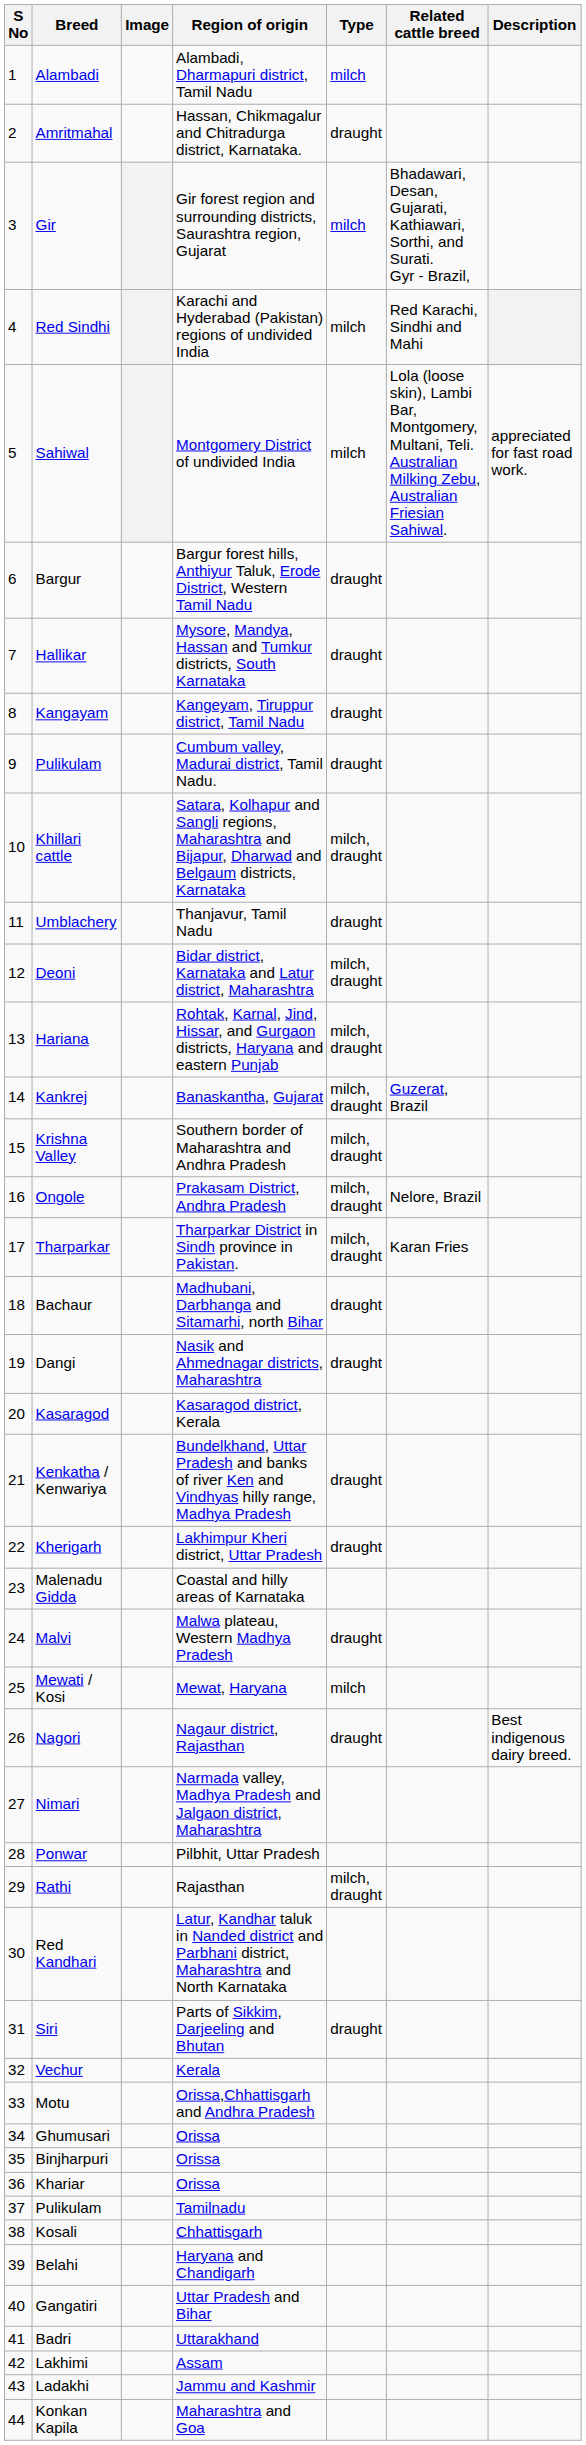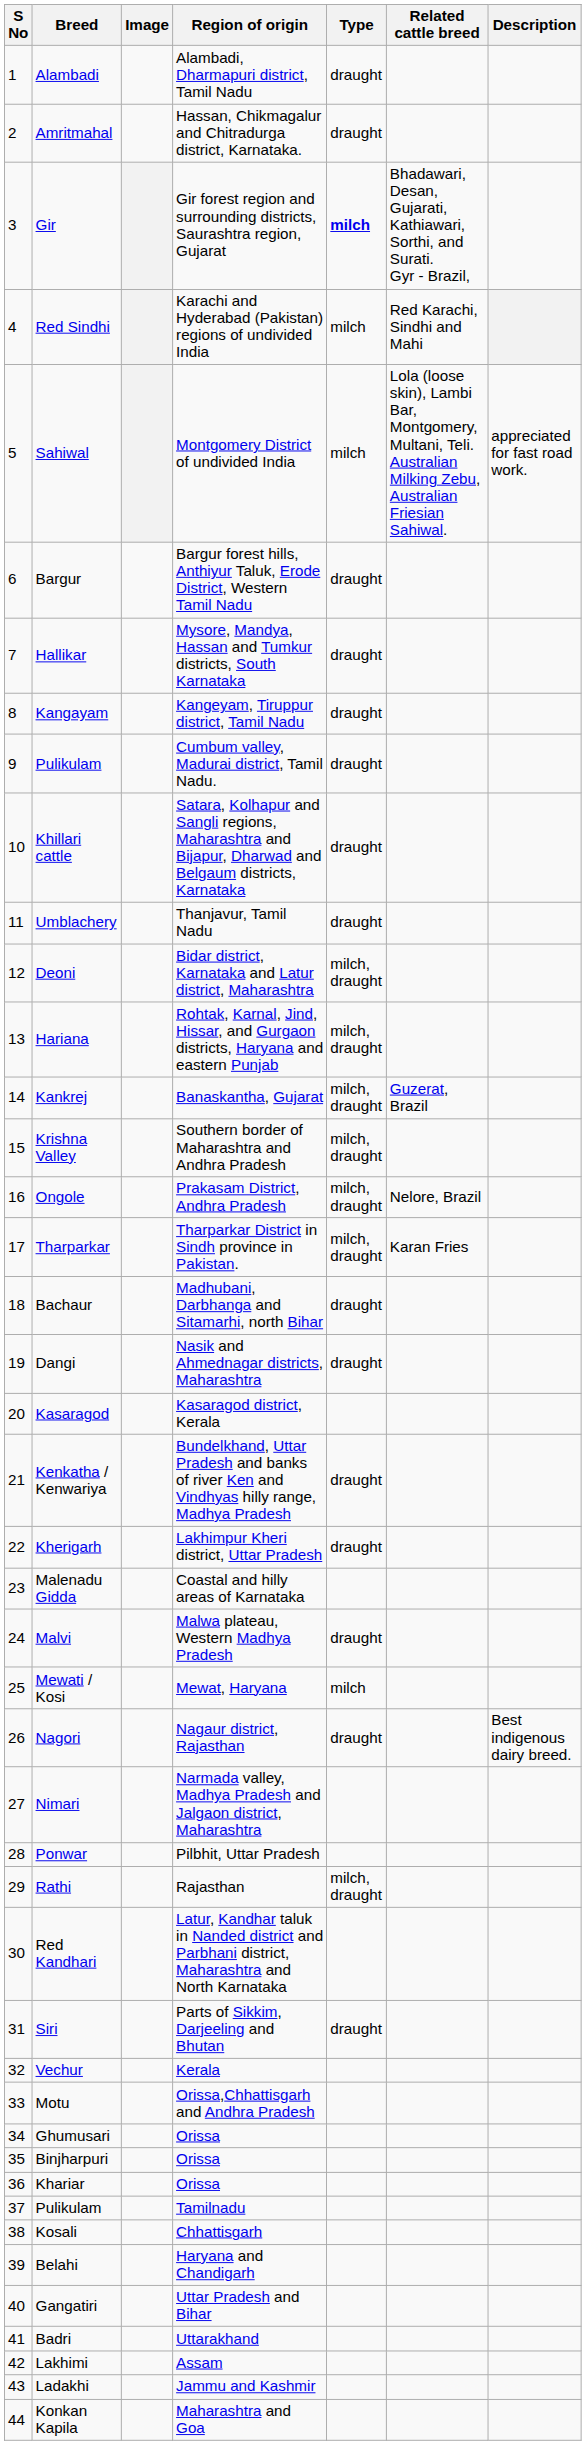(348, 74) milch -> (356, 74) draught
(348, 225) normal -> (350, 225) bold
(356, 847) milch, draught -> (356, 847) draught
